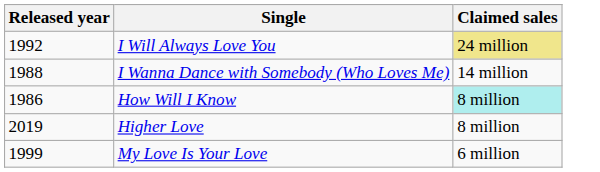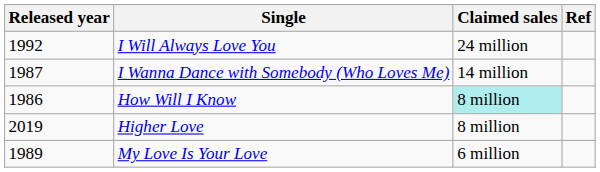+ column: (578, 18)
(493, 45) khaki background -> (493, 45) no background
(26, 72) 1988 -> (26, 72) 1987
(26, 153) 1999 -> (26, 153) 1989
